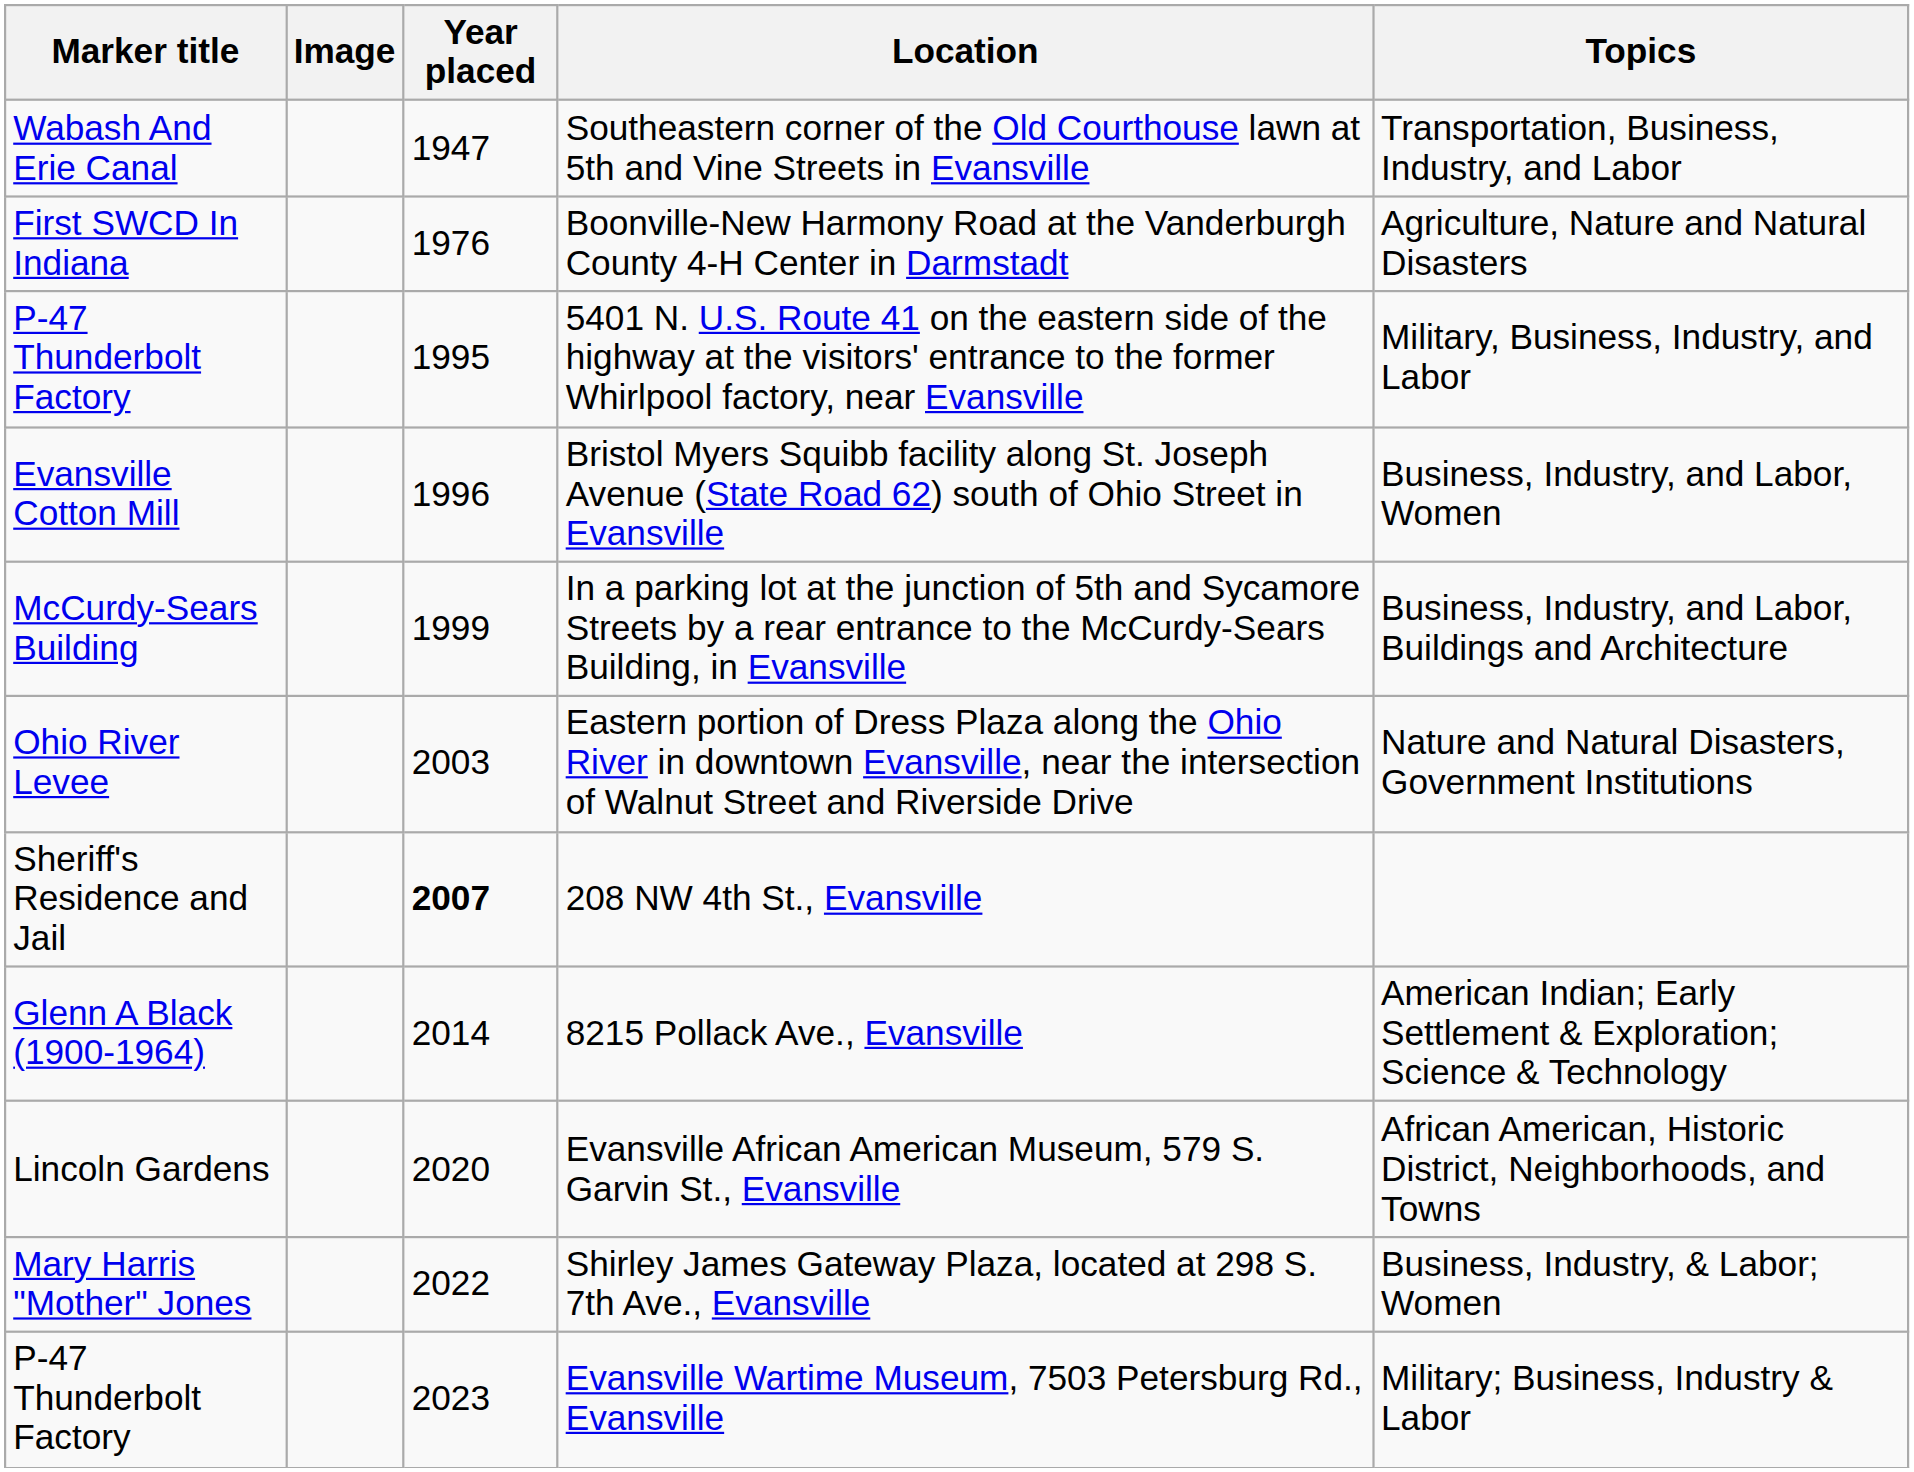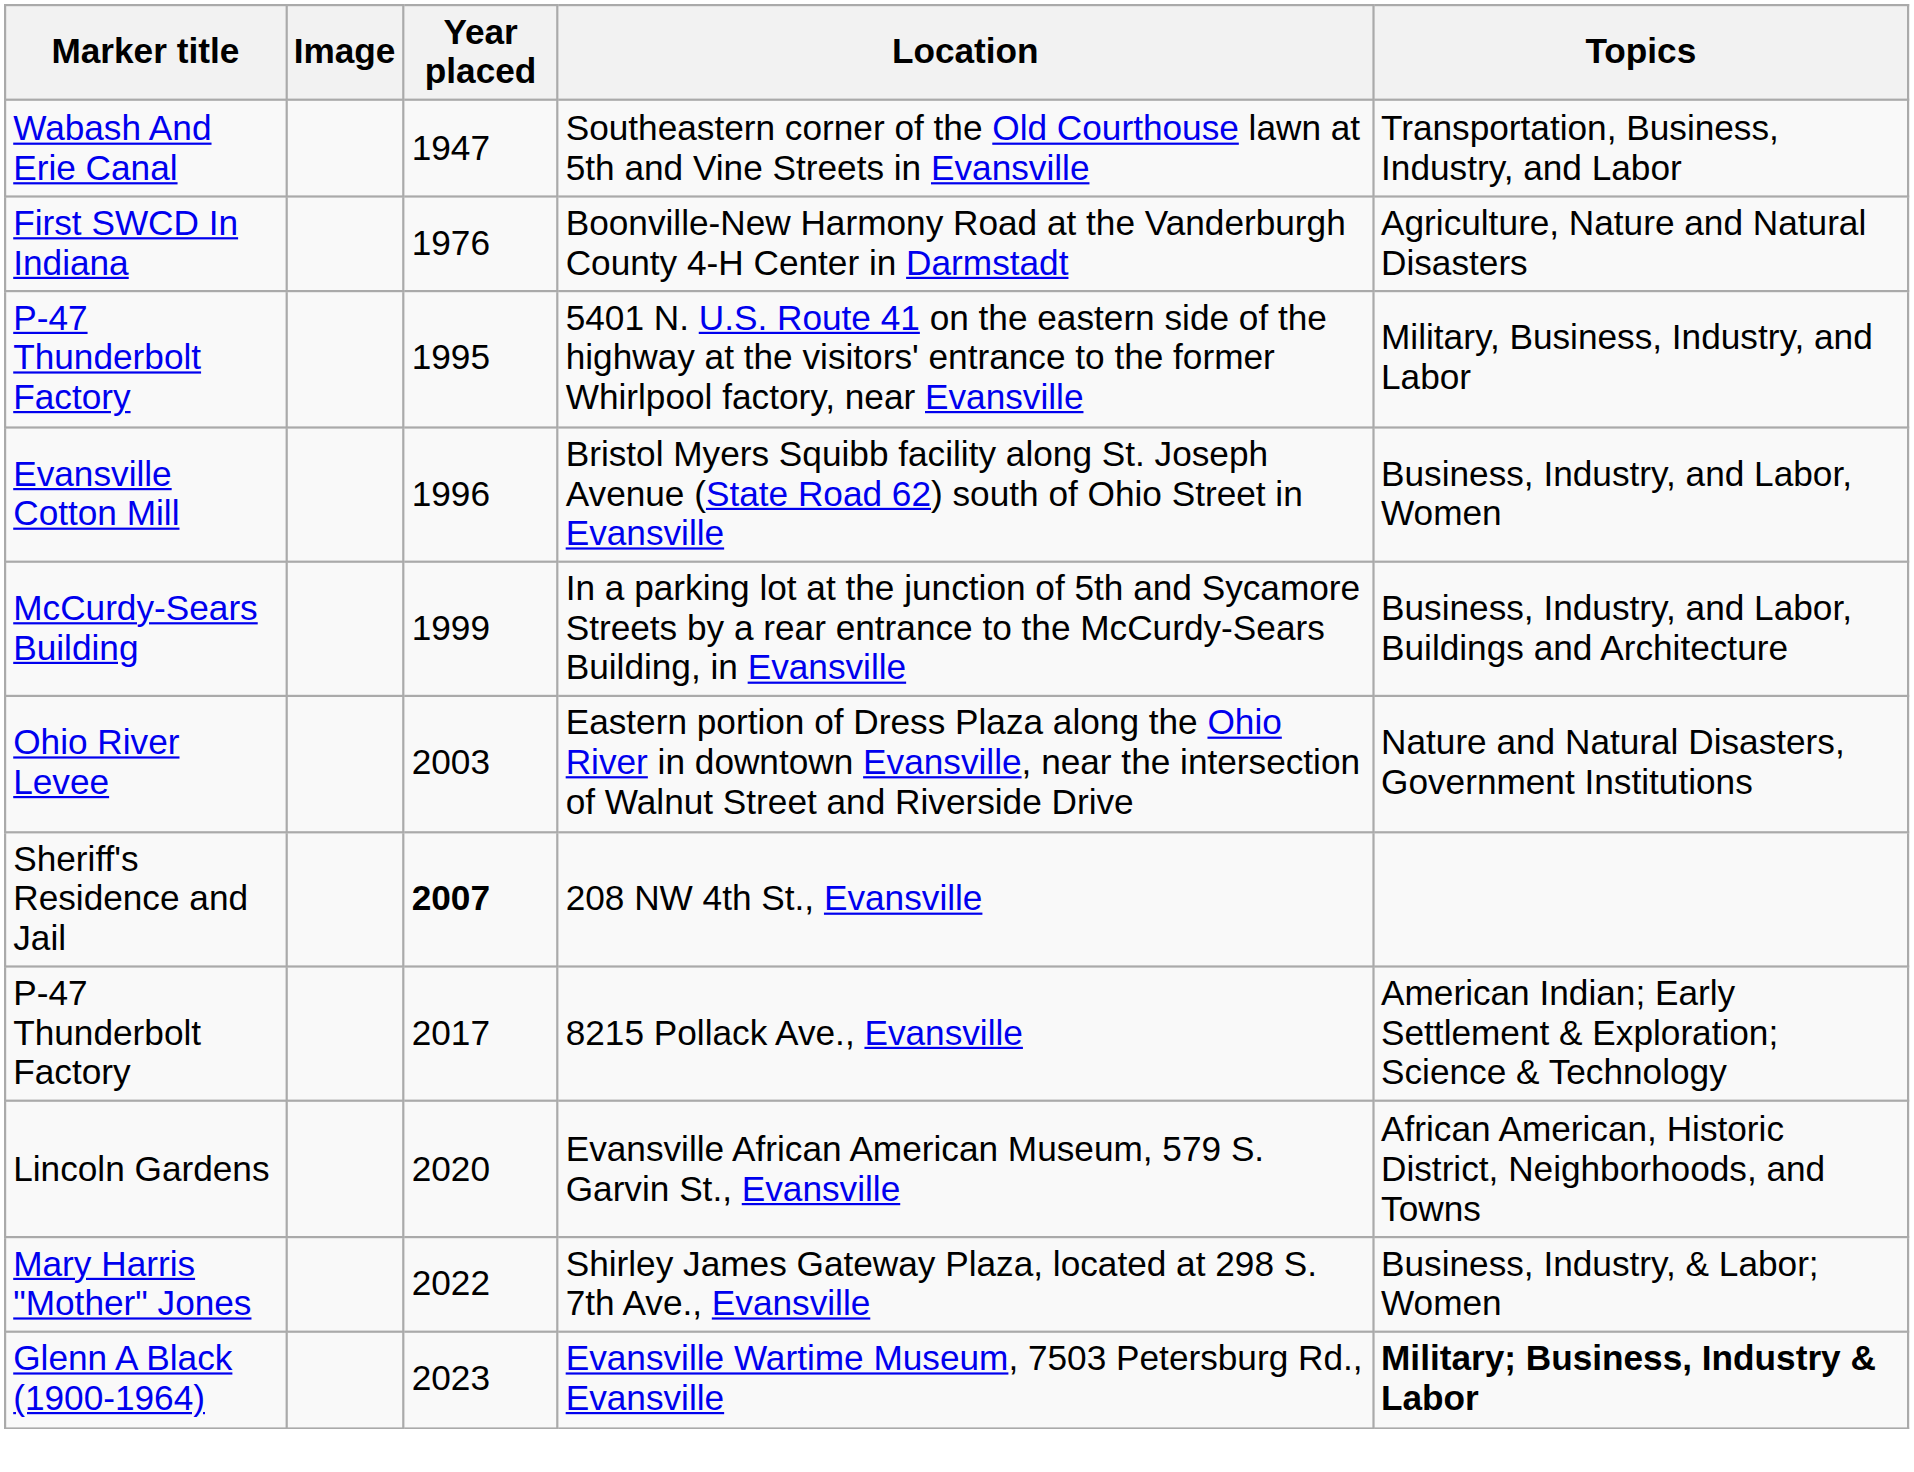(123, 1033) Glenn A Black (1900-1964) -> (107, 1033) P-47 Thunderbolt Factory
(451, 1033) 2014 -> (451, 1033) 2017
(107, 1398) P-47 Thunderbolt Factory -> (123, 1379) Glenn A Black (1900-1964)
(1607, 1398) normal -> (1628, 1379) bold
